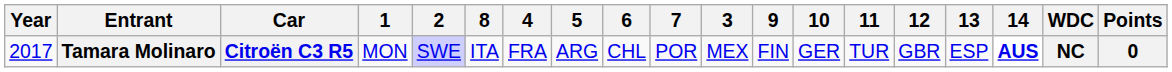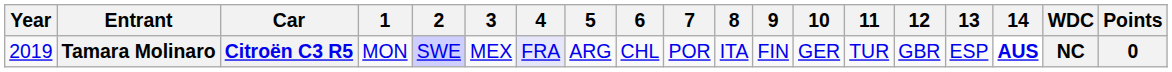columns swapped: (727, 20) <-> (484, 20)
(31, 51) 2017 -> (31, 51) 2019
(527, 51) no background -> (541, 51) lavender background
